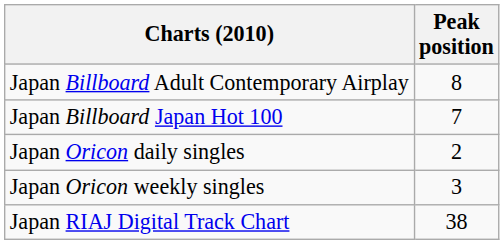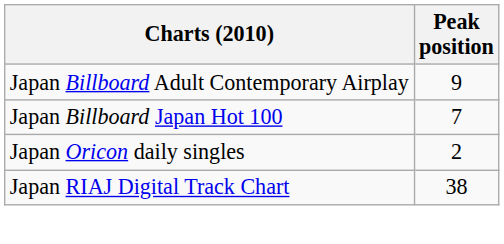(456, 81) 8 -> (456, 81) 9
- row: (137, 186)
